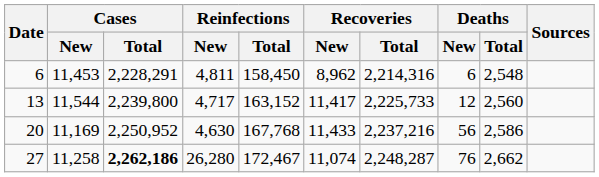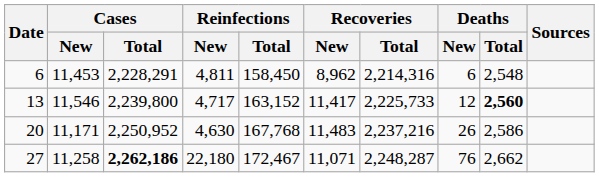(76, 102) 11,544 -> (76, 102) 11,546
(504, 102) normal -> (504, 102) bold
(76, 130) 11,169 -> (76, 130) 11,171
(332, 130) 11,433 -> (332, 130) 11,483
(467, 130) 56 -> (467, 130) 26
(210, 158) 26,280 -> (210, 158) 22,180
(332, 158) 11,074 -> (332, 158) 11,071
